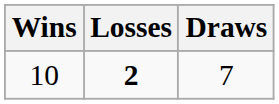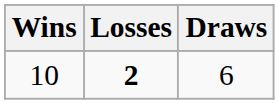(226, 74) 7 -> (226, 74) 6
